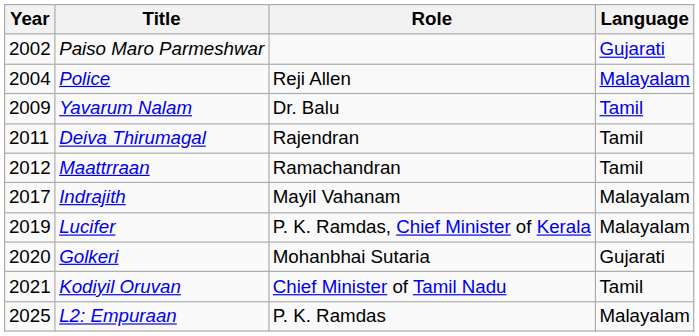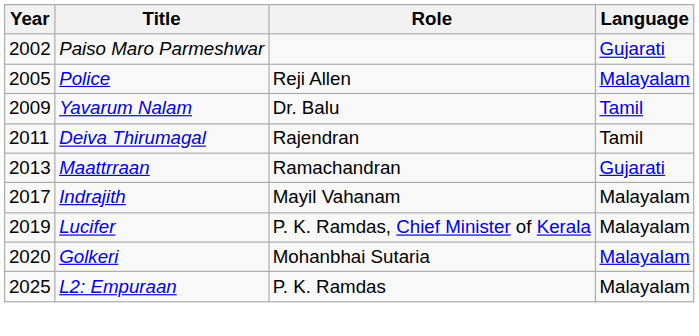(30, 78) 2004 -> (30, 78) 2005
(30, 167) 2012 -> (30, 167) 2013
(621, 167) Tamil -> (632, 167) Gujarati
(632, 256) Gujarati -> (645, 256) Malayalam
- row: (120, 286)
